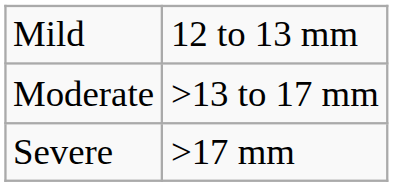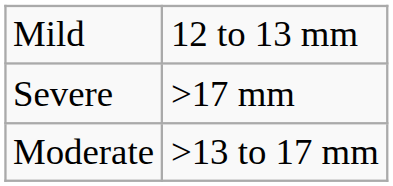rows swapped: (83, 92) <-> (63, 151)
